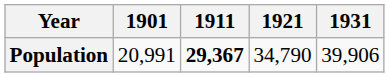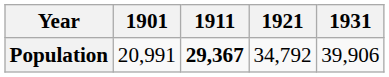(283, 54) 34,790 -> (283, 54) 34,792
